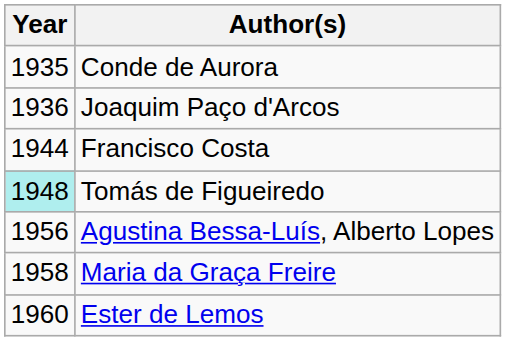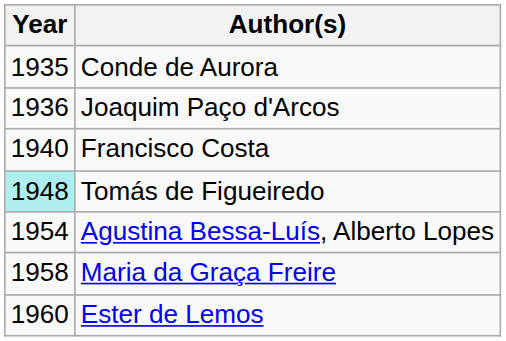(40, 149) 1944 -> (40, 149) 1940
(40, 231) 1956 -> (40, 231) 1954
